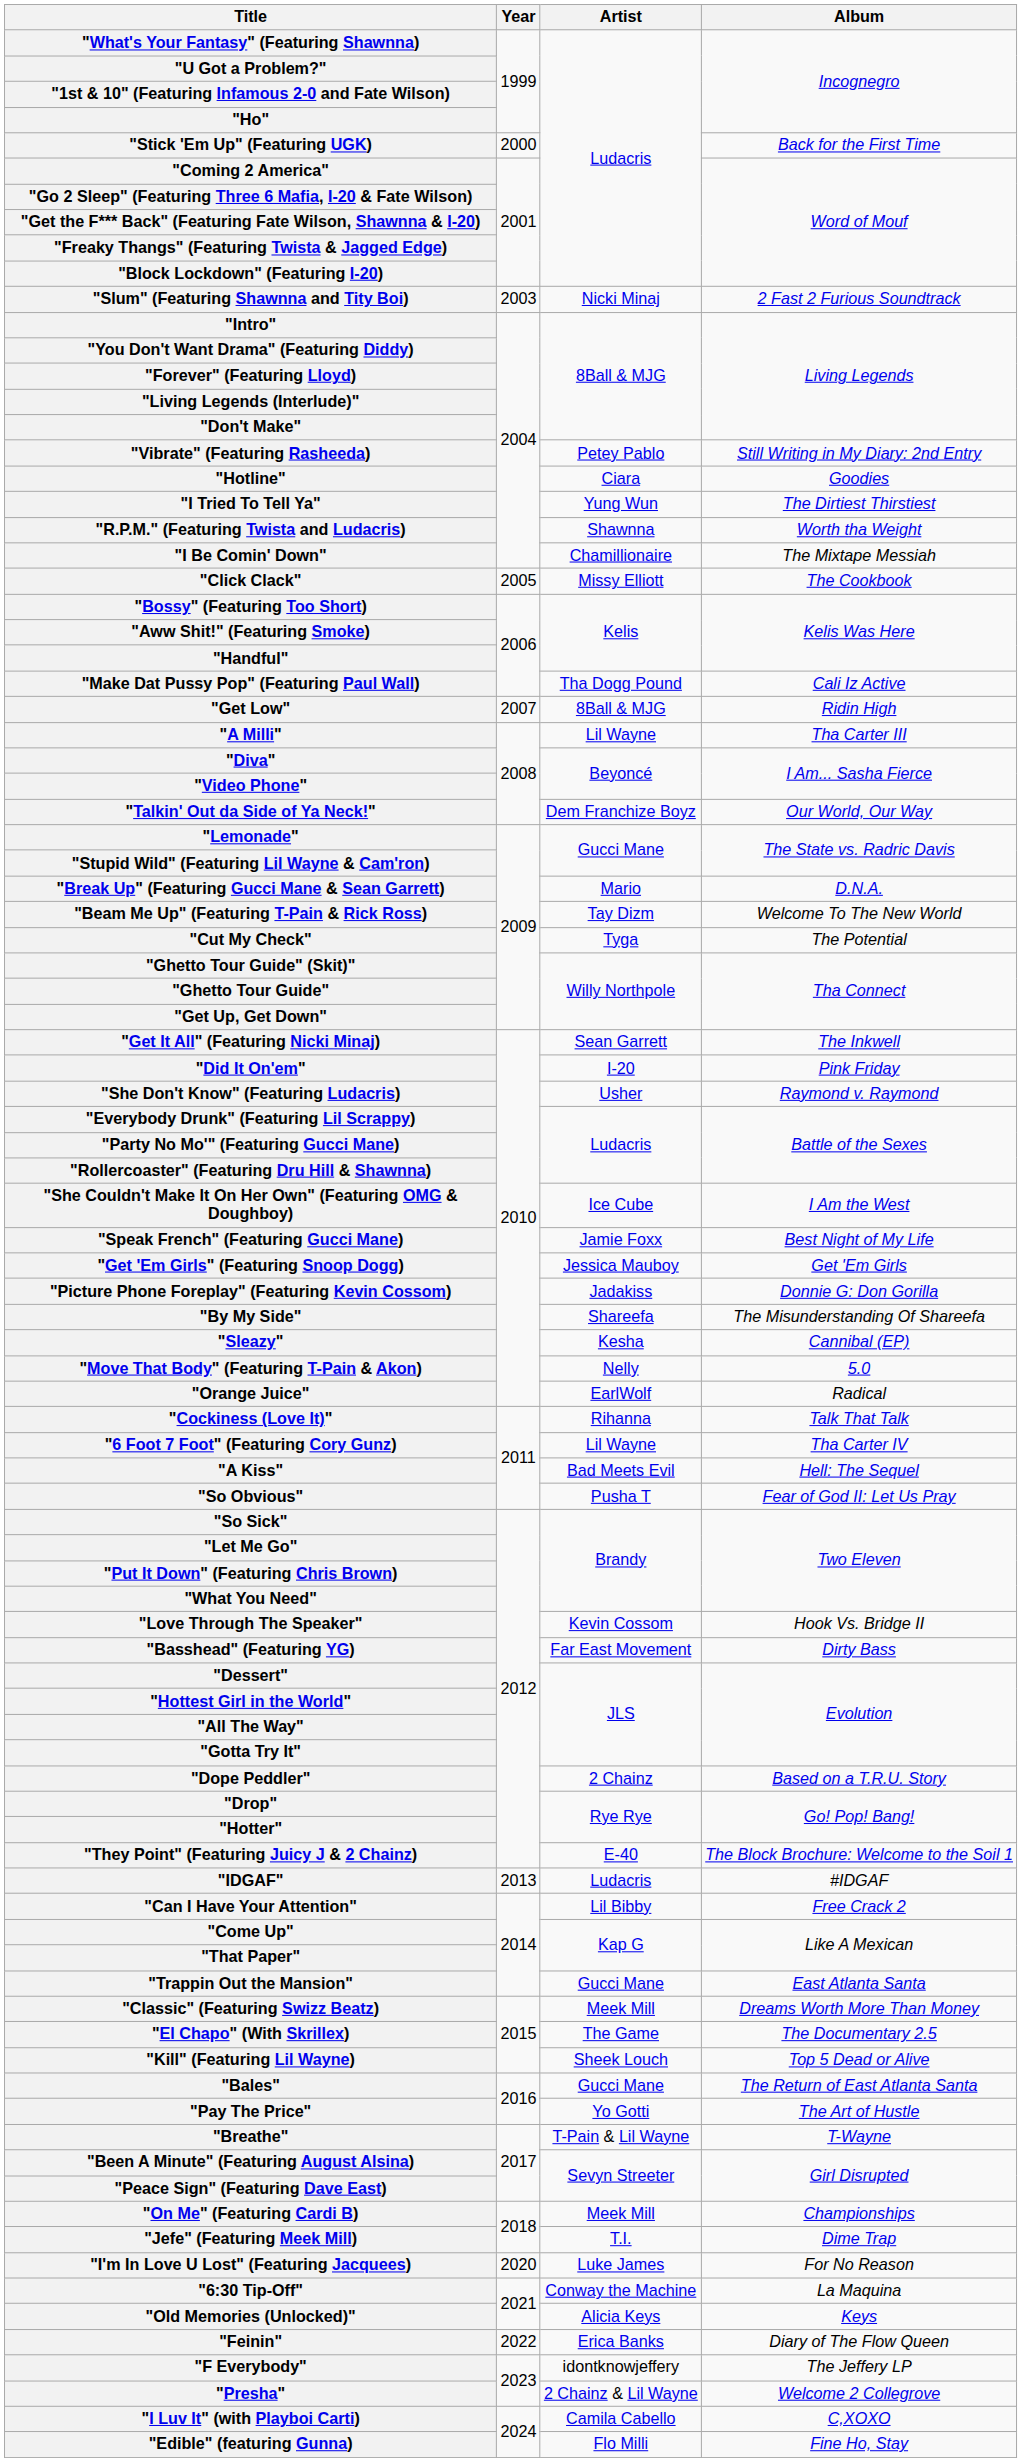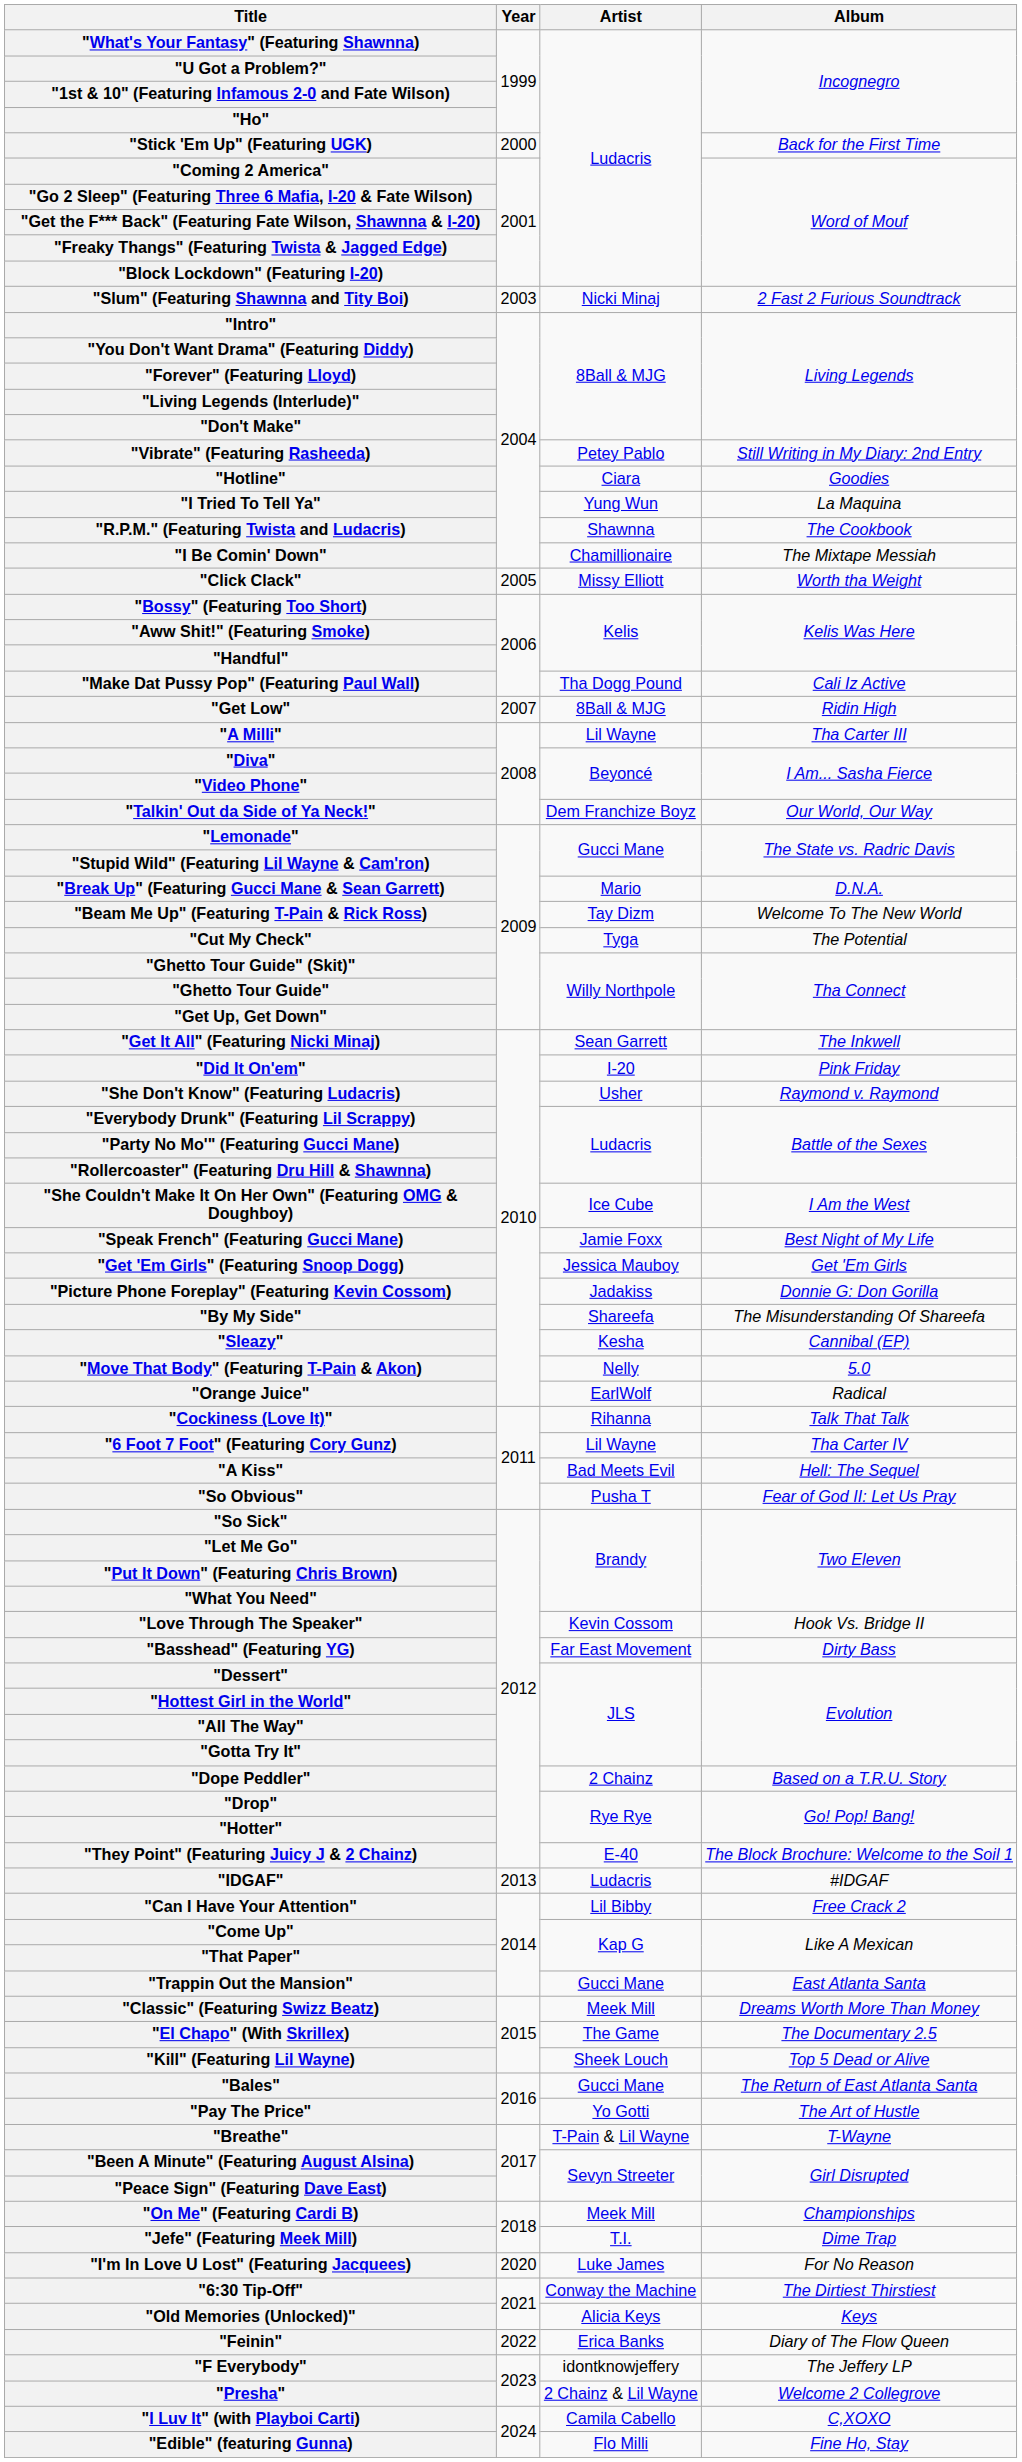(859, 504) The Dirtiest Thirstiest -> (859, 504) La Maquina
(859, 529) Worth tha Weight -> (859, 529) The Cookbook
(859, 581) The Cookbook -> (859, 581) Worth tha Weight
(859, 2290) La Maquina -> (859, 2290) The Dirtiest Thirstiest
